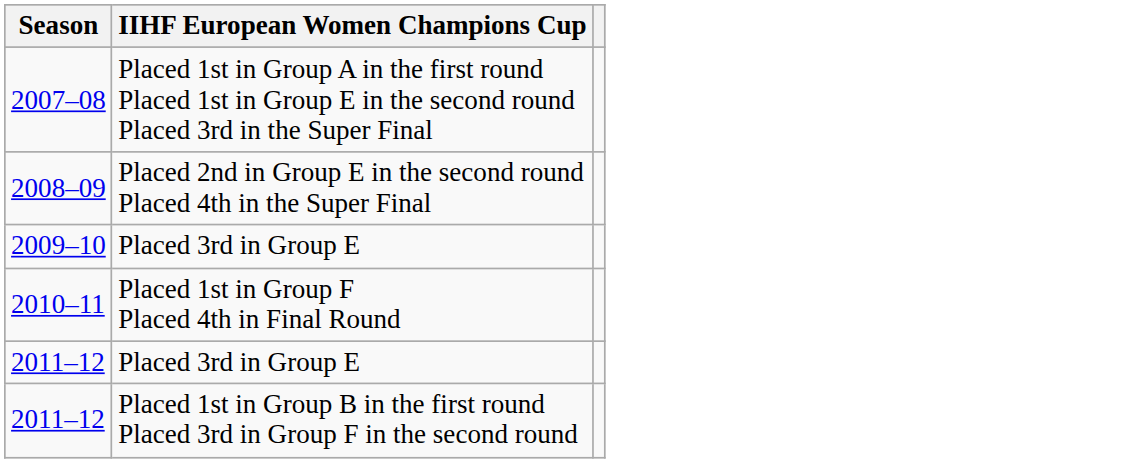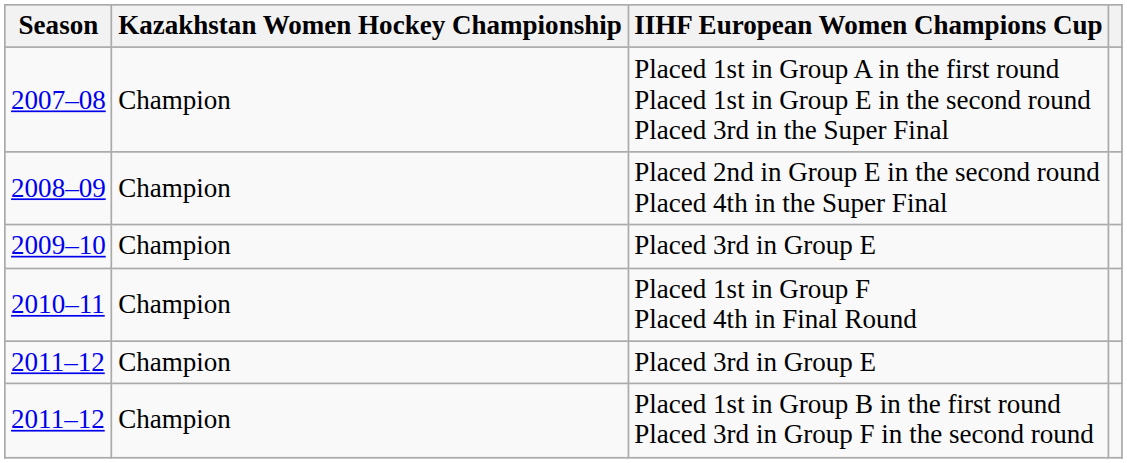+ column: (370, 25)
